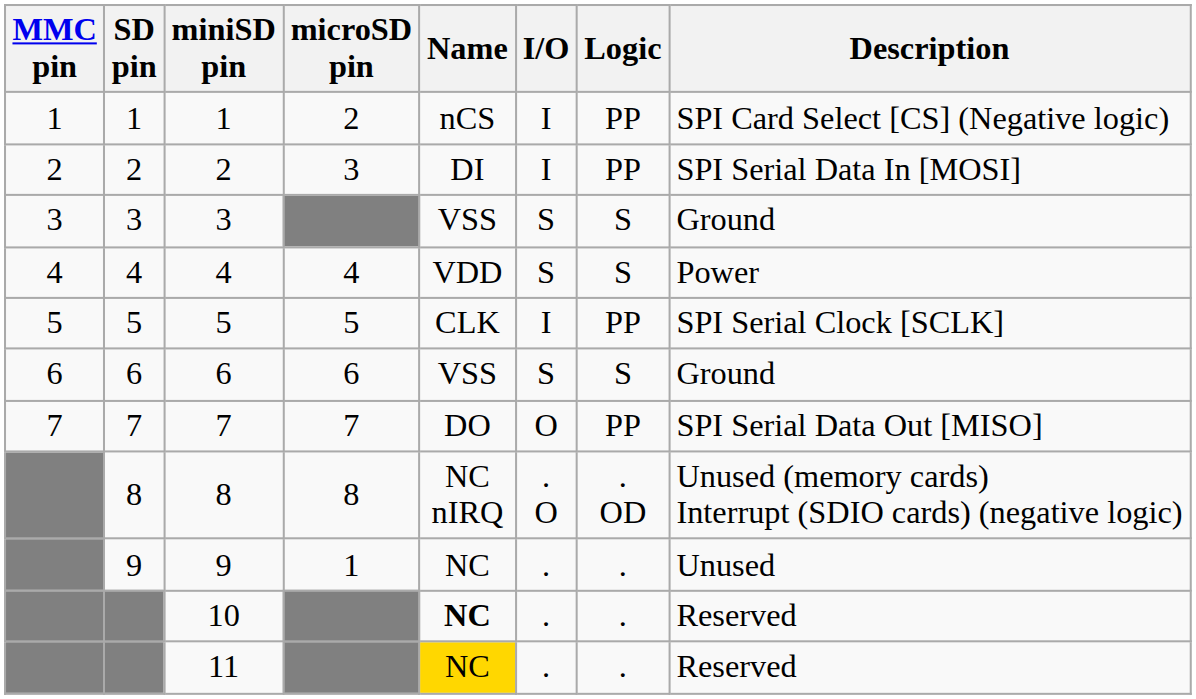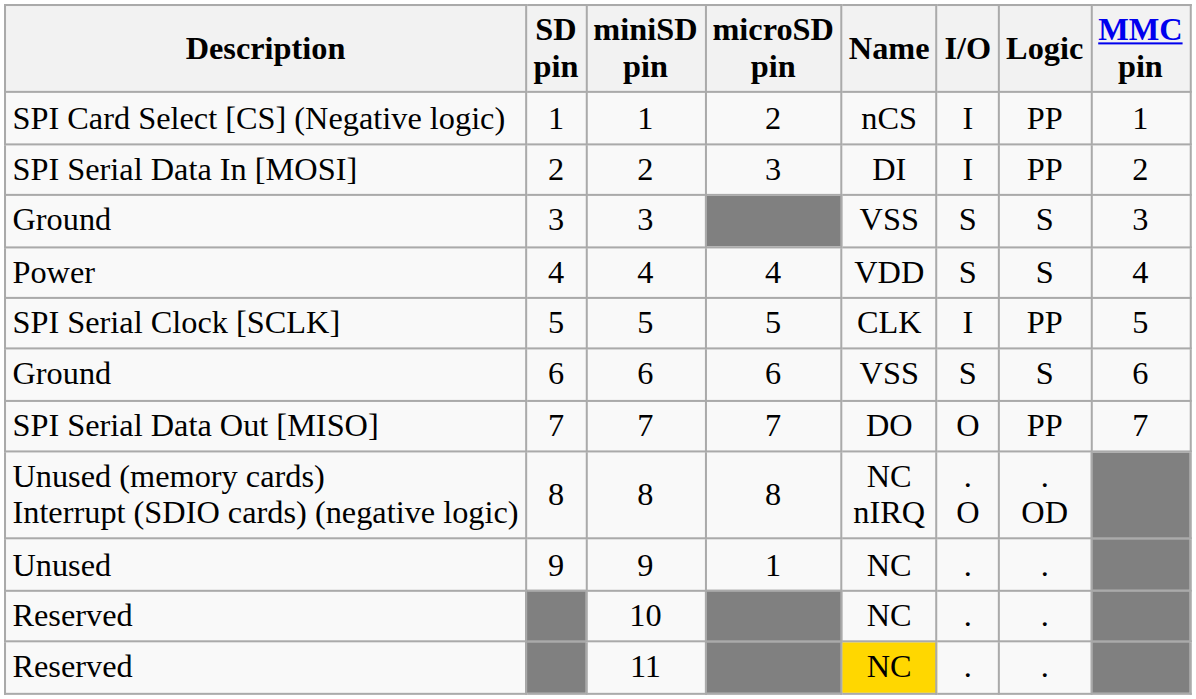columns swapped: (55, 48) <-> (929, 48)
(467, 615) bold -> (889, 615) normal
